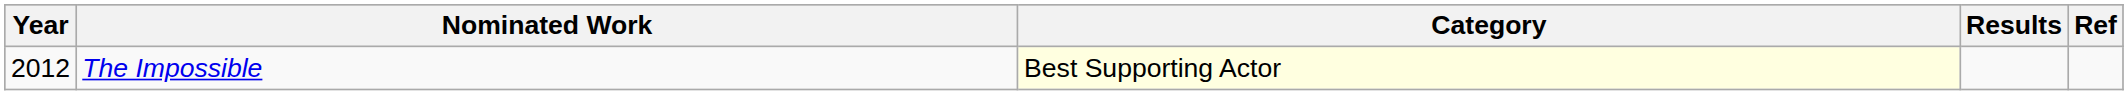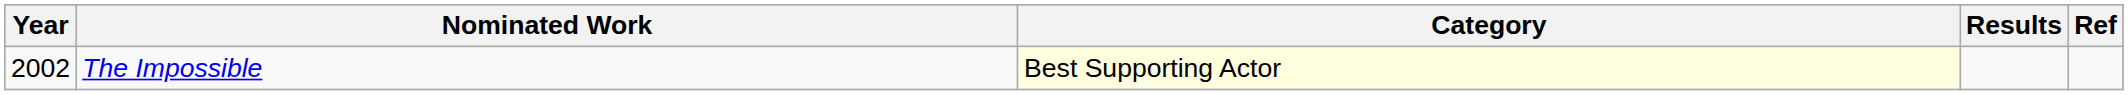(40, 67) 2012 -> (40, 67) 2002
